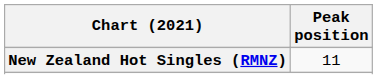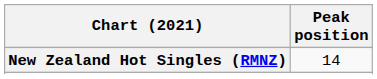(331, 60) 11 -> (331, 60) 14
